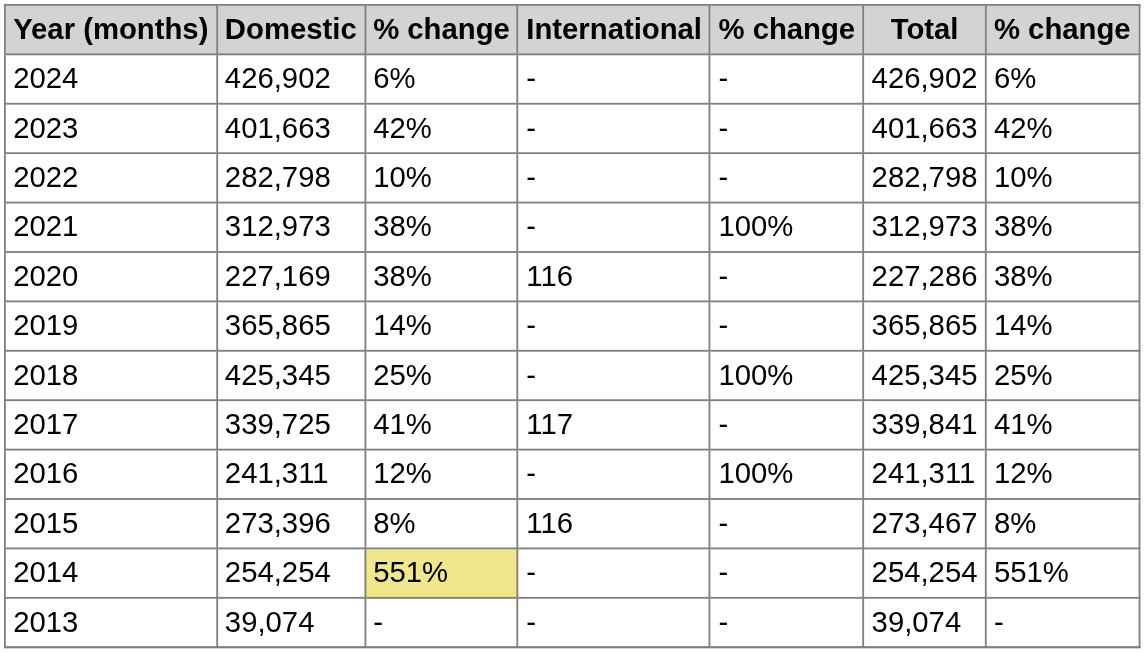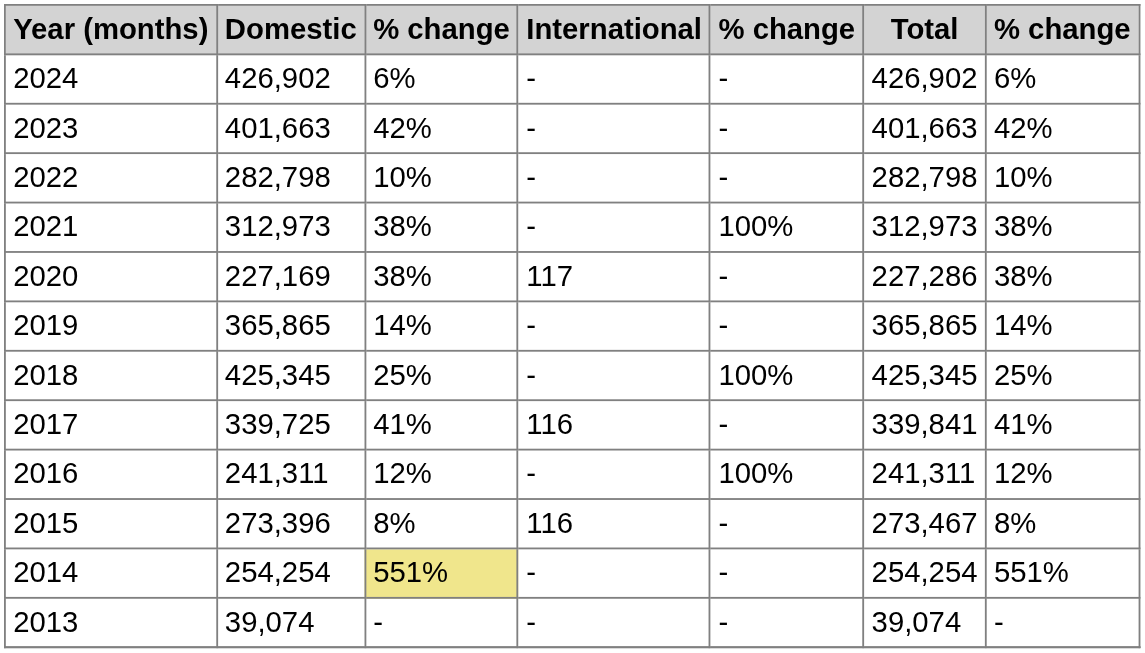(550, 276) 116 -> (550, 276) 117
(550, 424) 117 -> (550, 424) 116
